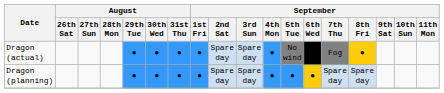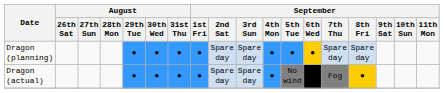rows swapped: (30, 76) <-> (25, 53)
